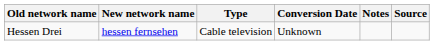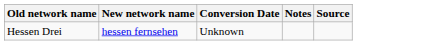- column: (236, 13)
